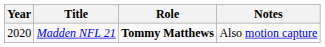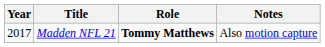(19, 33) 2020 -> (19, 33) 2017
